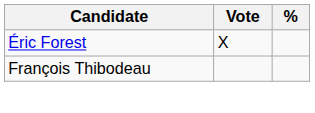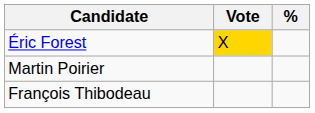(223, 42) no background -> (223, 42) gold background
+ row: (56, 68)
